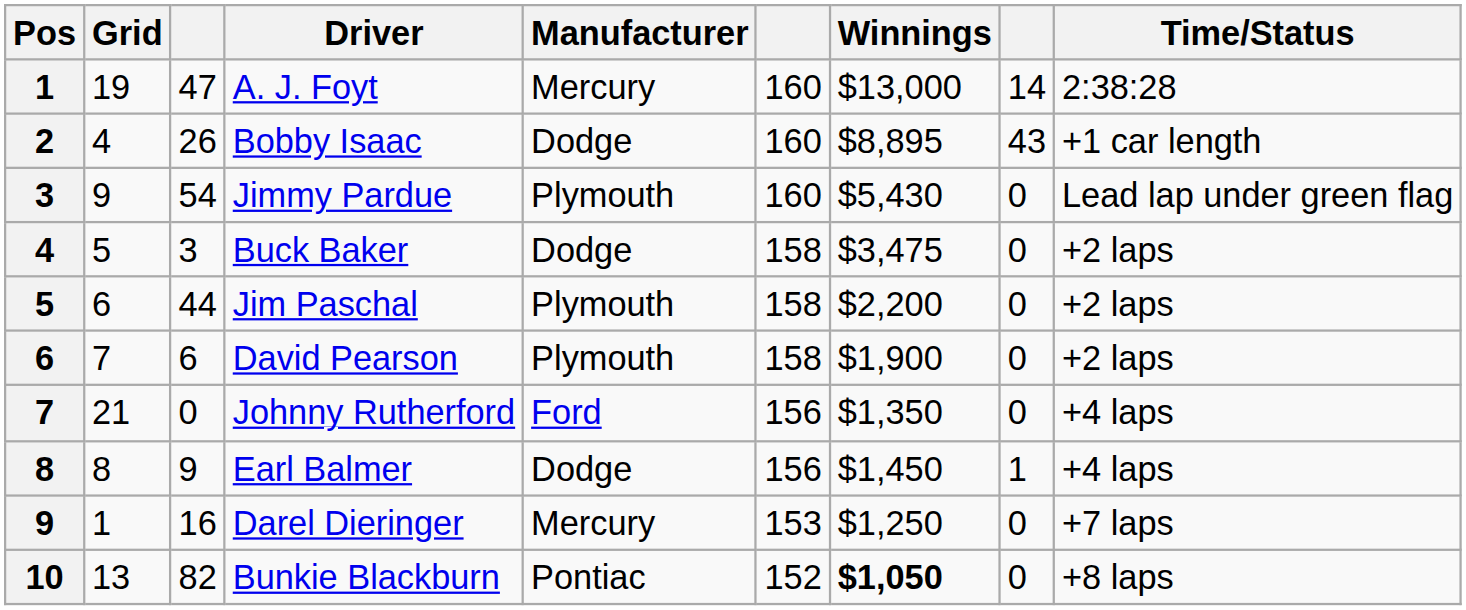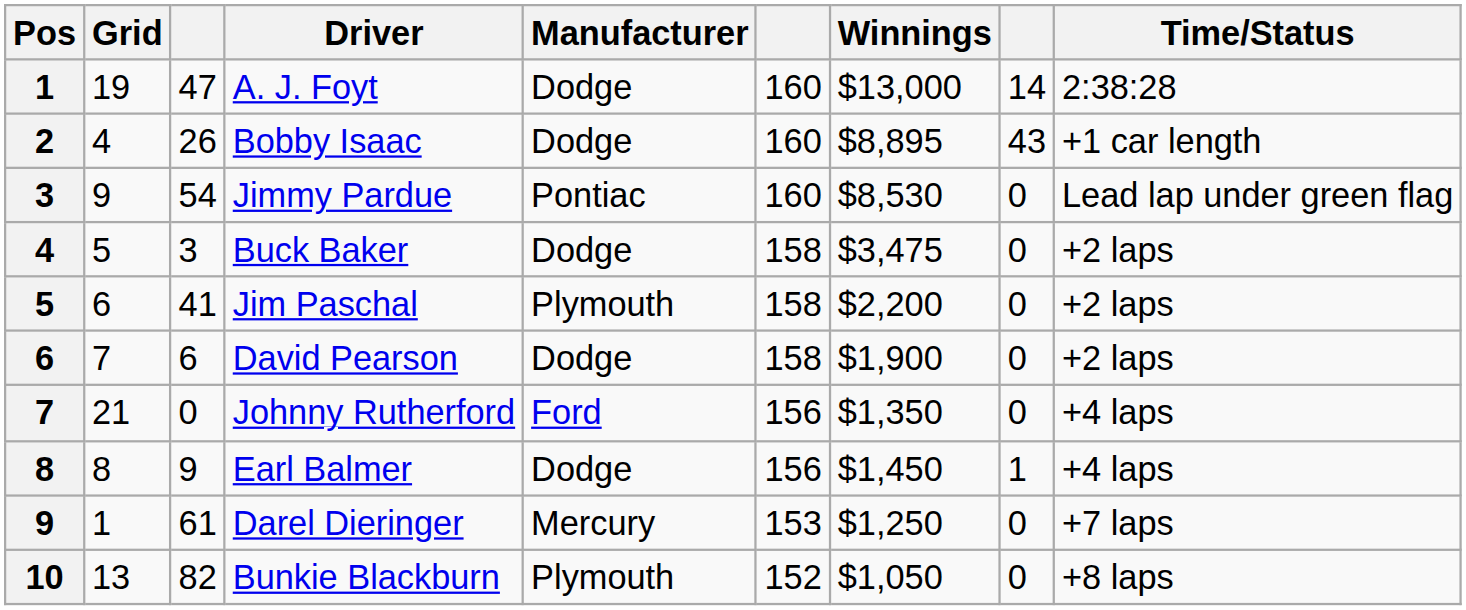(593, 87) Mercury -> (582, 87) Dodge
(603, 196) Plymouth -> (588, 196) Pontiac
(890, 196) $5,430 -> (890, 196) $8,530
(198, 304) 44 -> (198, 304) 41
(603, 359) Plymouth -> (582, 359) Dodge
(198, 522) 16 -> (198, 522) 61
(588, 576) Pontiac -> (603, 576) Plymouth
(890, 576) bold -> (890, 576) normal
